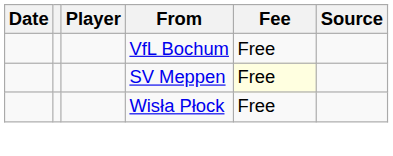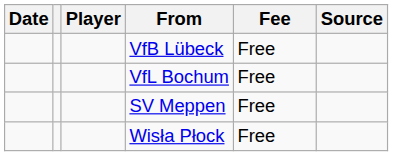+ row: (176, 48)
(256, 77) lightyellow background -> (256, 106) no background
